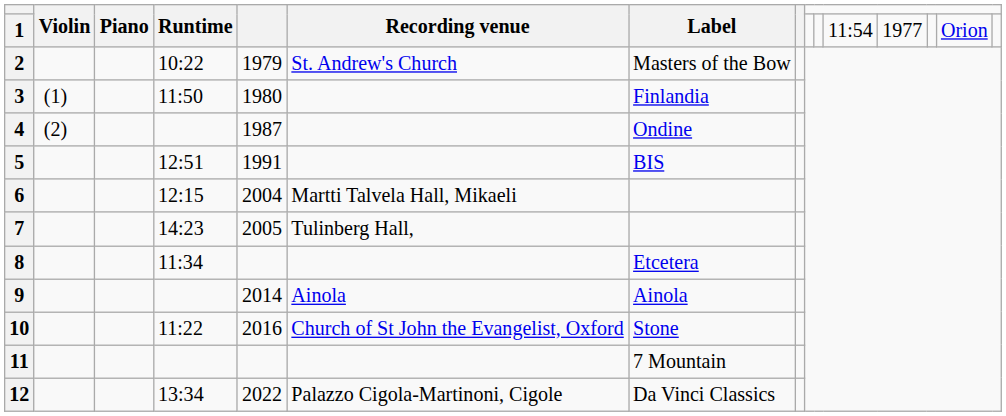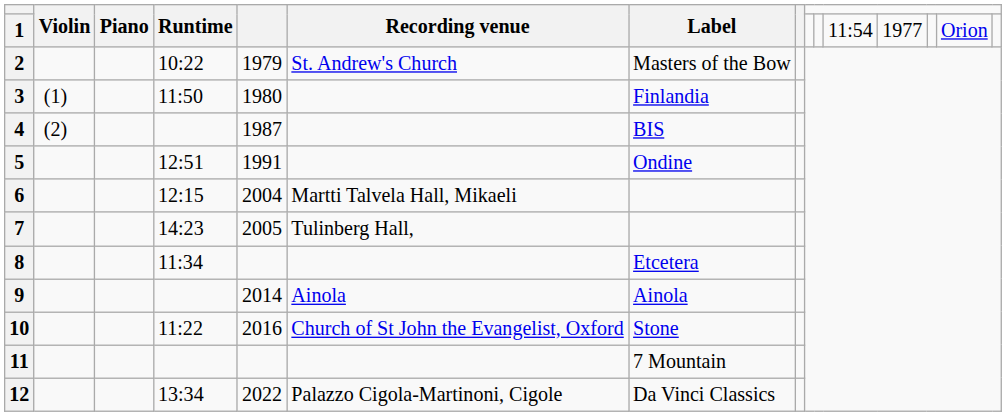(663, 129) Ondine -> (649, 129) BIS
(649, 162) BIS -> (663, 162) Ondine
